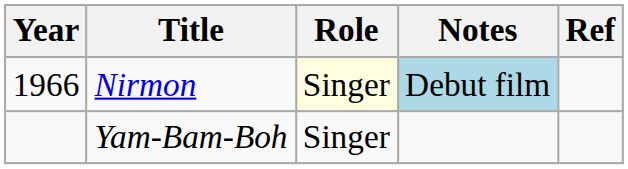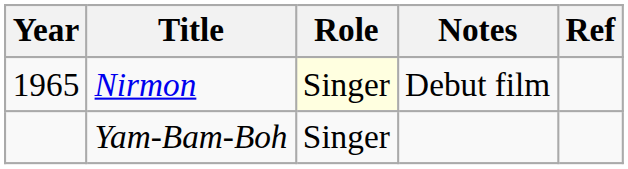(46, 83) 1966 -> (46, 83) 1965
(478, 83) lightblue background -> (478, 83) no background
